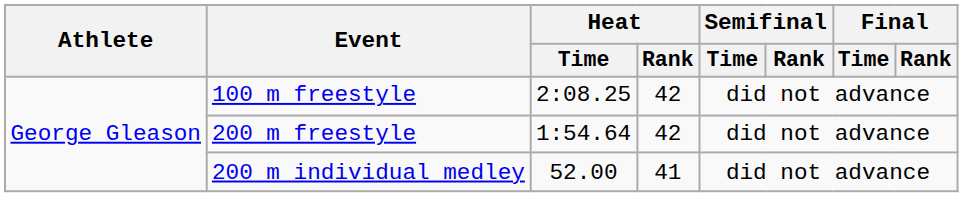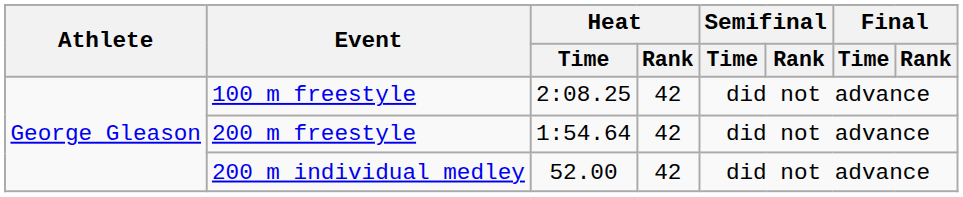(668, 172) 41 -> (668, 172) 42
